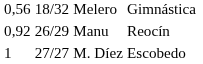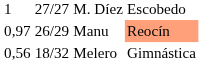rows swapped: (95, 8) <-> (98, 53)
(17, 31) 0,92 -> (17, 31) 0,97
(148, 31) no background -> (148, 31) lightsalmon background
